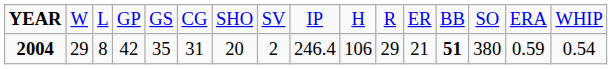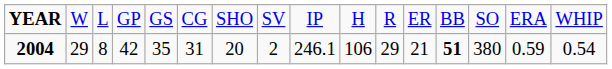(315, 48) 246.4 -> (315, 48) 246.1
